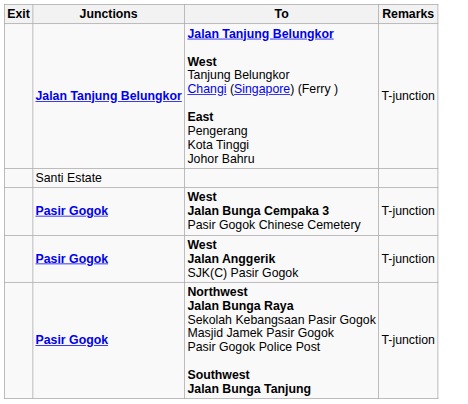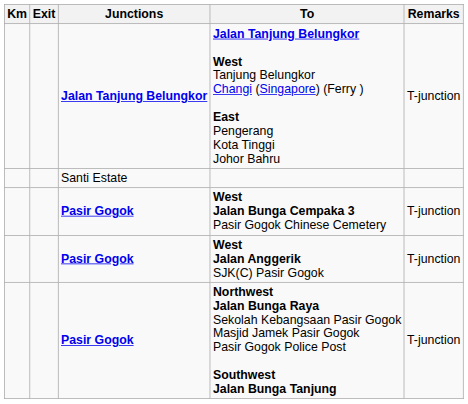+ column: (17, 14)
